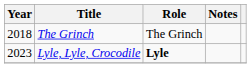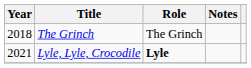(20, 53) 2023 -> (20, 53) 2021
